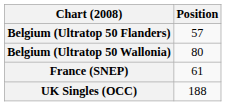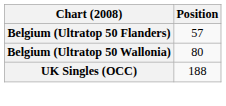- row: (89, 71)
